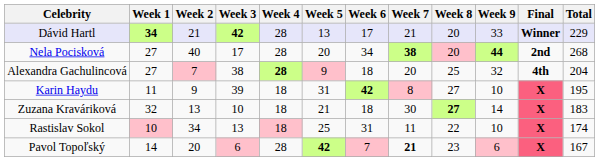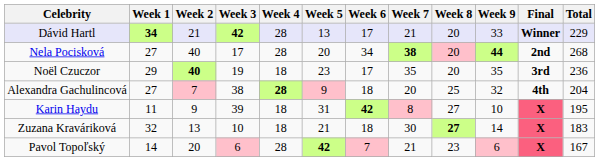+ row: (67, 71)
- row: (67, 128)
(410, 147) bold -> (410, 147) normal
